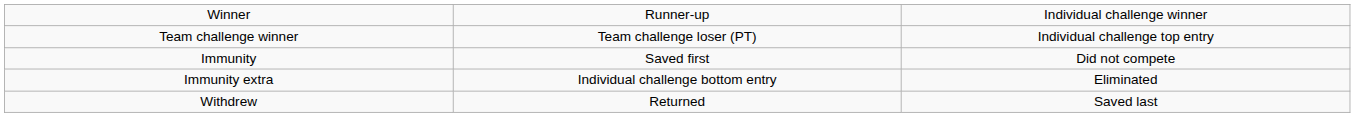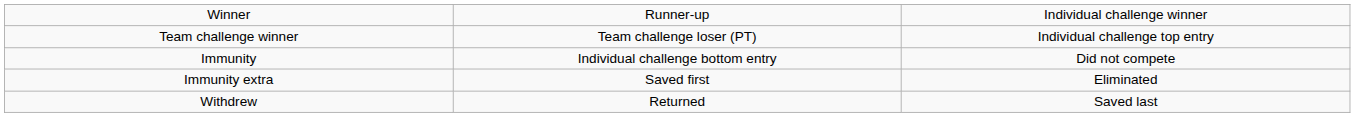(677, 58) Saved first -> (677, 58) Individual challenge bottom entry
(677, 79) Individual challenge bottom entry -> (677, 79) Saved first
